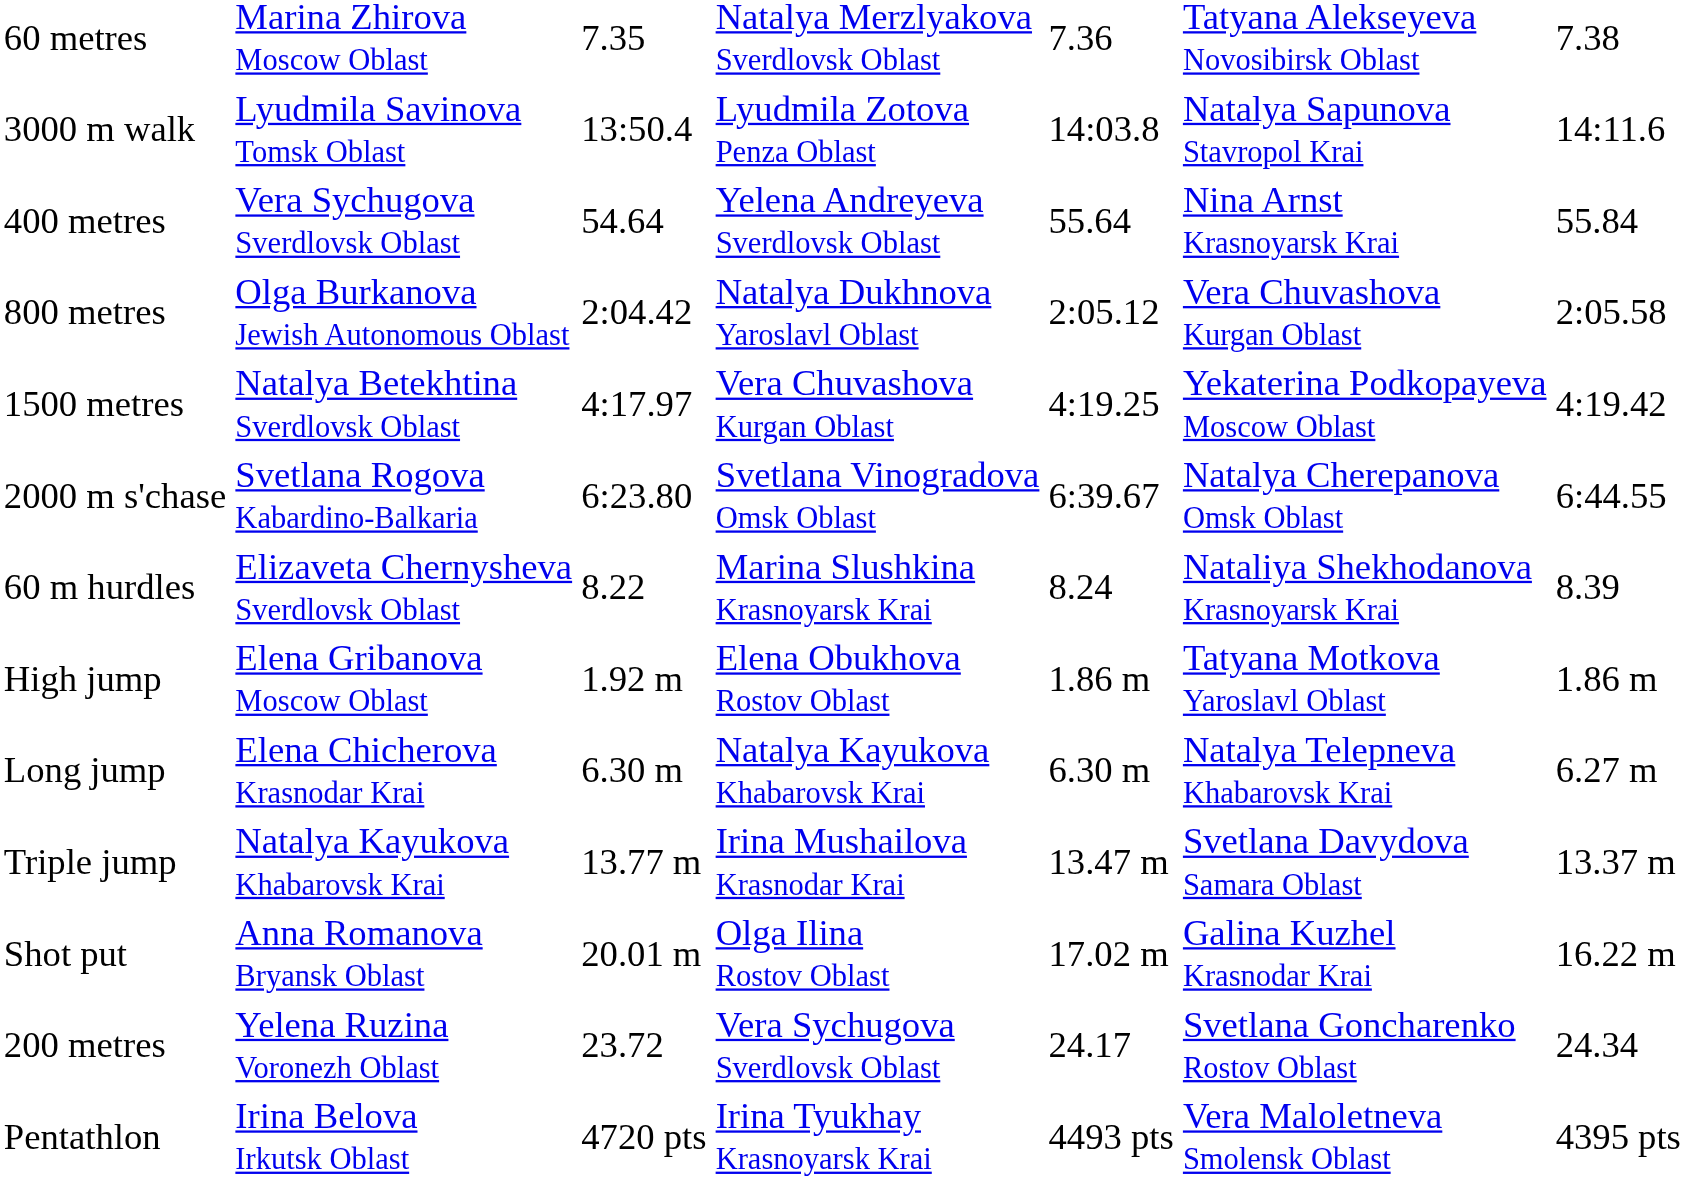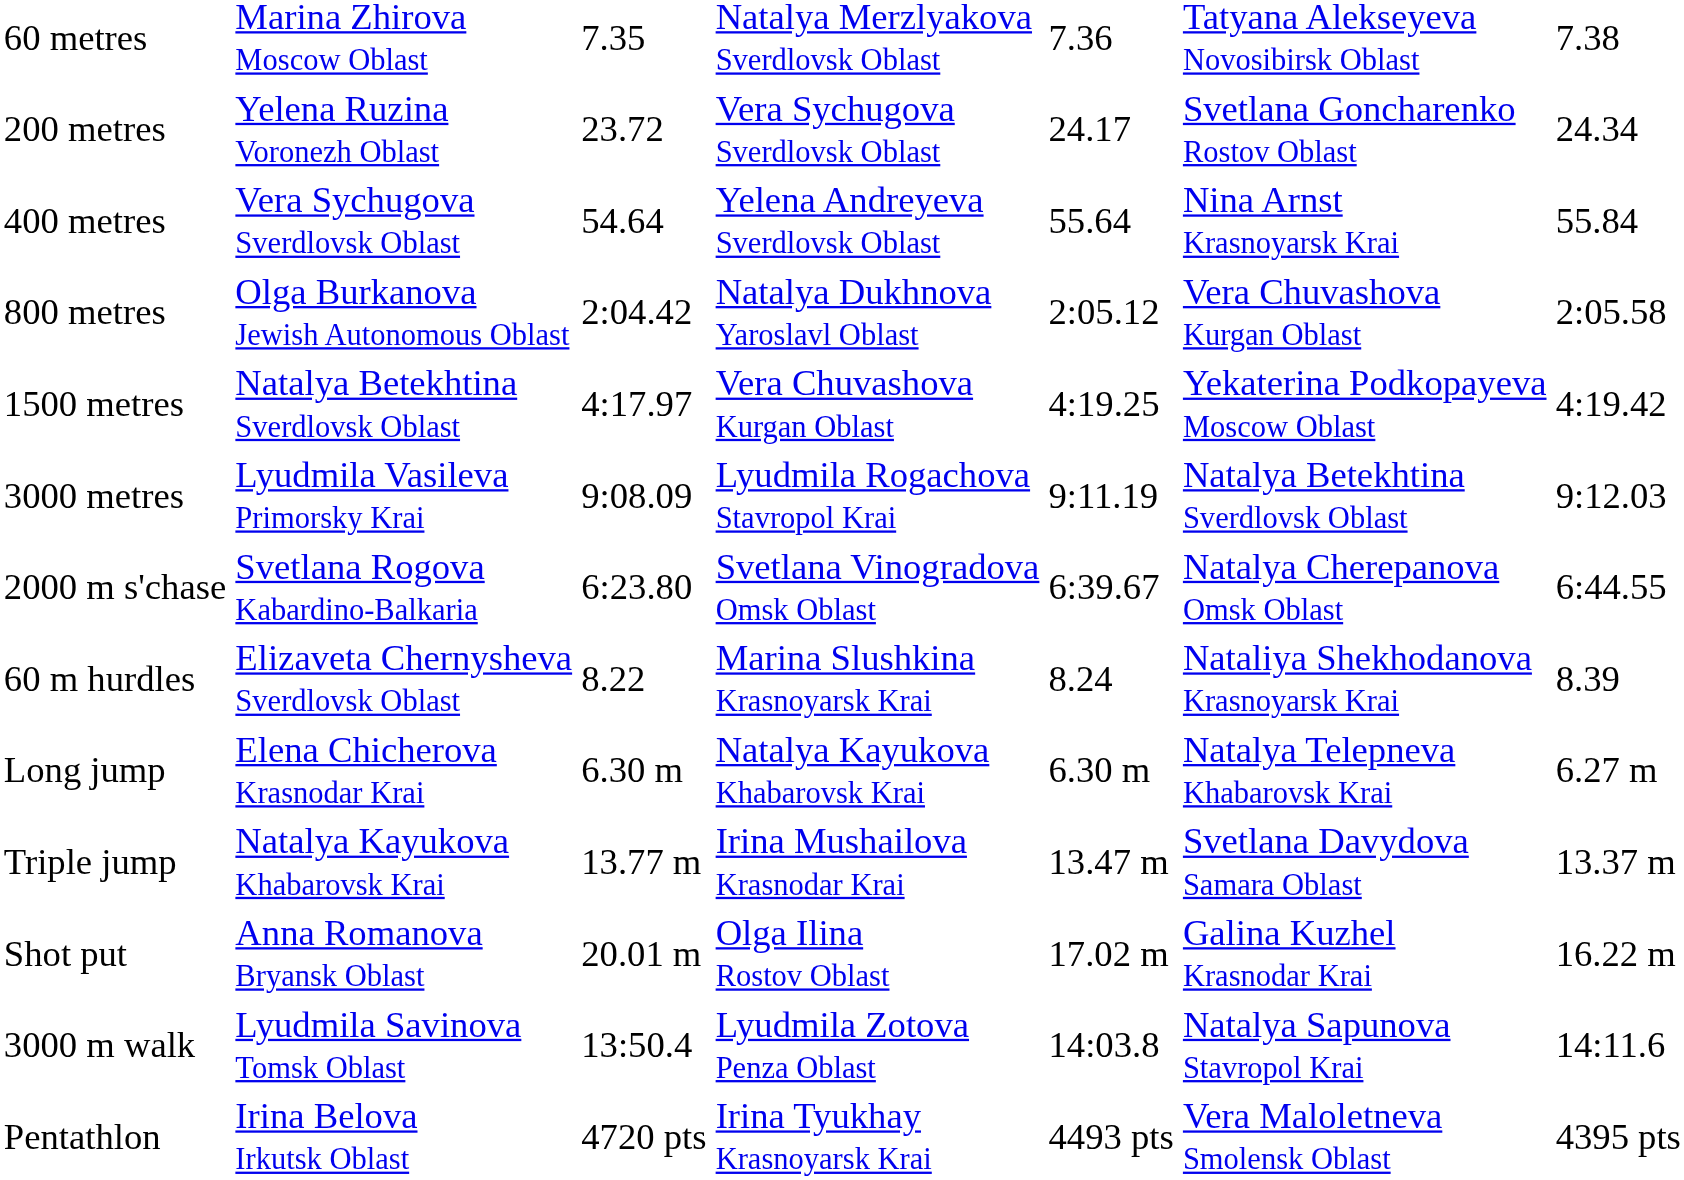rows swapped: (85, 1045) <-> (100, 129)
+ row: (94, 495)
- row: (83, 678)
